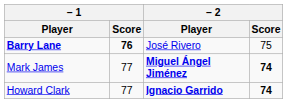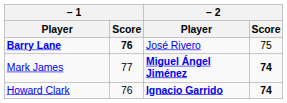(127, 90) 77 -> (127, 90) 76
